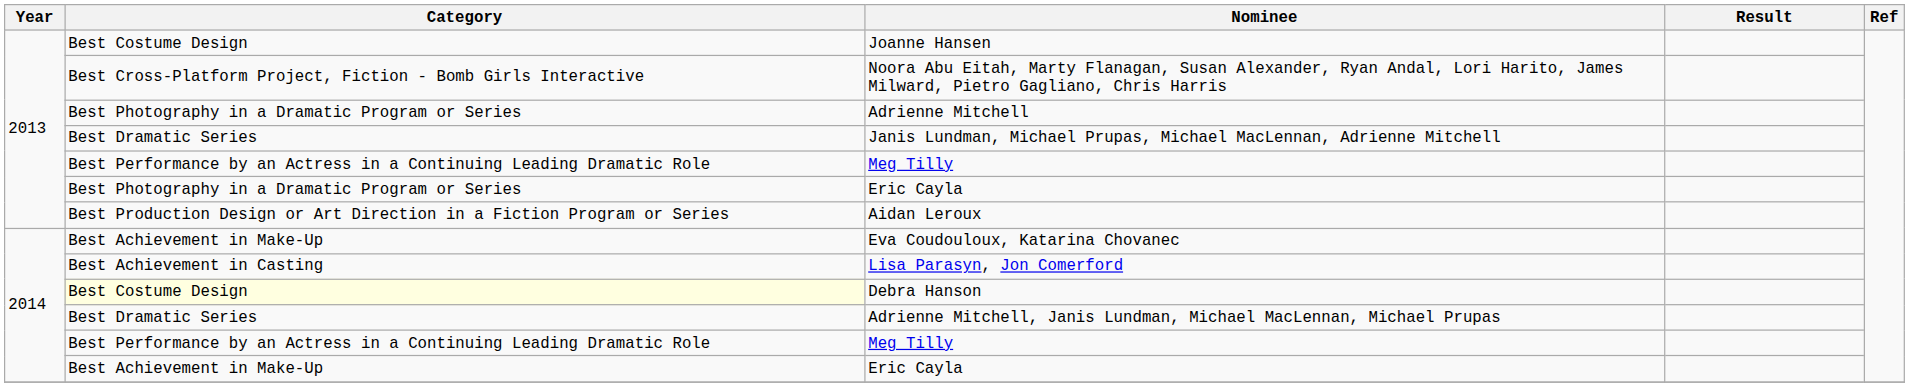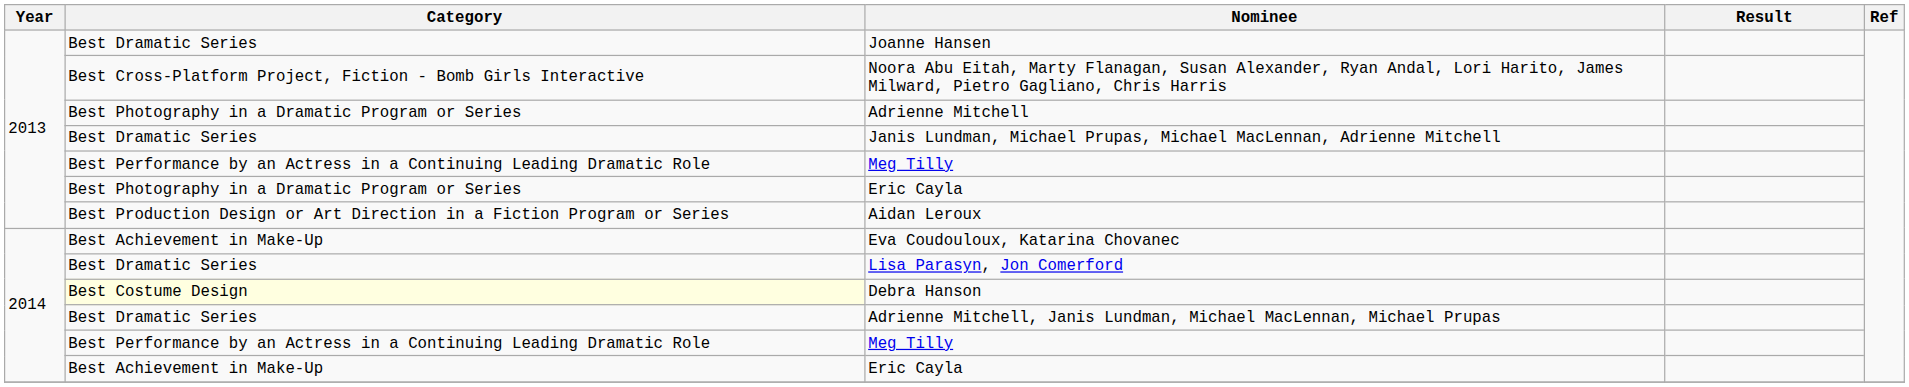(158, 43) Best Costume Design -> (163, 43) Best Dramatic Series
(196, 266) Best Achievement in Casting -> (163, 266) Best Dramatic Series
